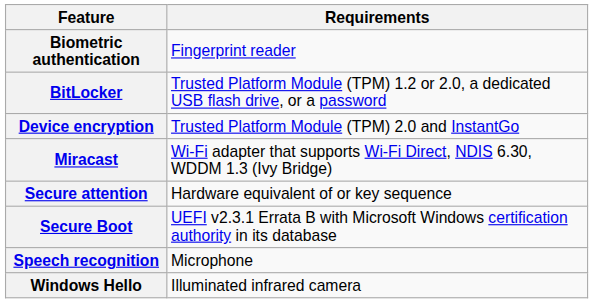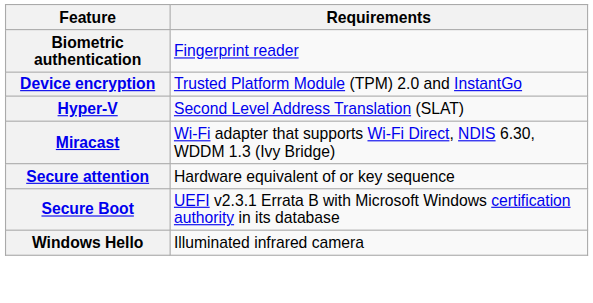- row: (86, 93)
+ row: (88, 109)
- row: (86, 261)
